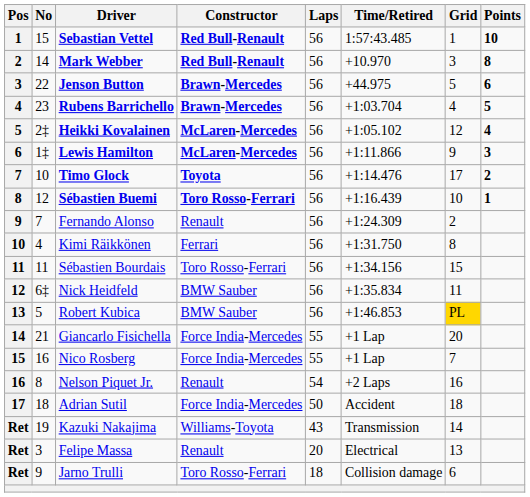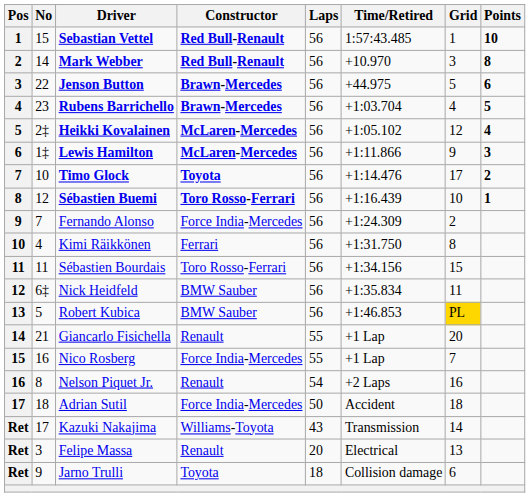(202, 221) Renault -> (241, 221) Force India-Mercedes
(241, 335) Force India-Mercedes -> (202, 335) Renault
(42, 427) 19 -> (42, 427) 17
(233, 473) Toro Rosso-Ferrari -> (200, 473) Toyota
